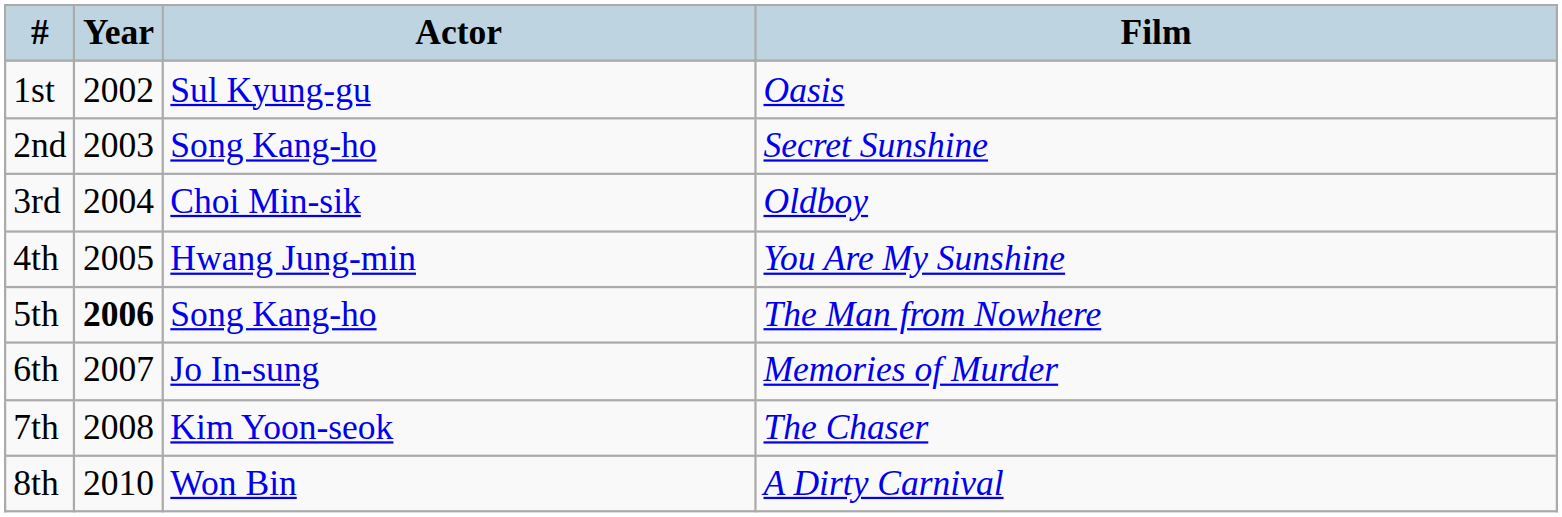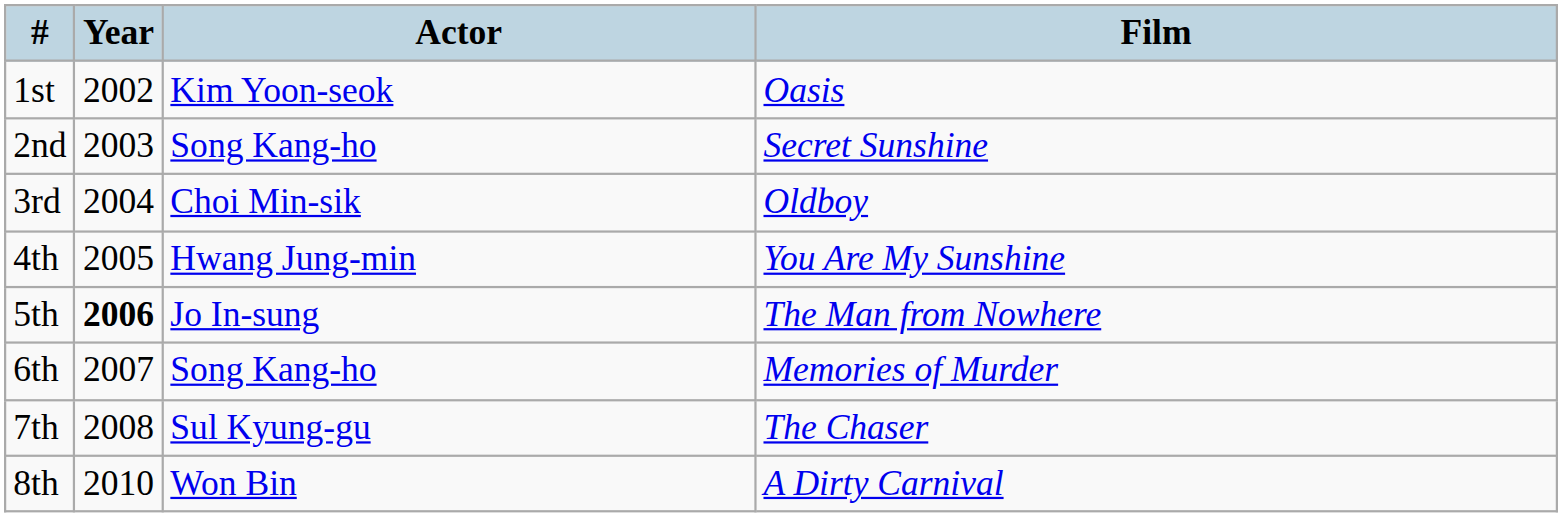(271, 88) Sul Kyung-gu -> (282, 88) Kim Yoon-seok
(273, 314) Song Kang-ho -> (245, 314) Jo In-sung
(245, 370) Jo In-sung -> (273, 370) Song Kang-ho
(282, 426) Kim Yoon-seok -> (271, 426) Sul Kyung-gu
